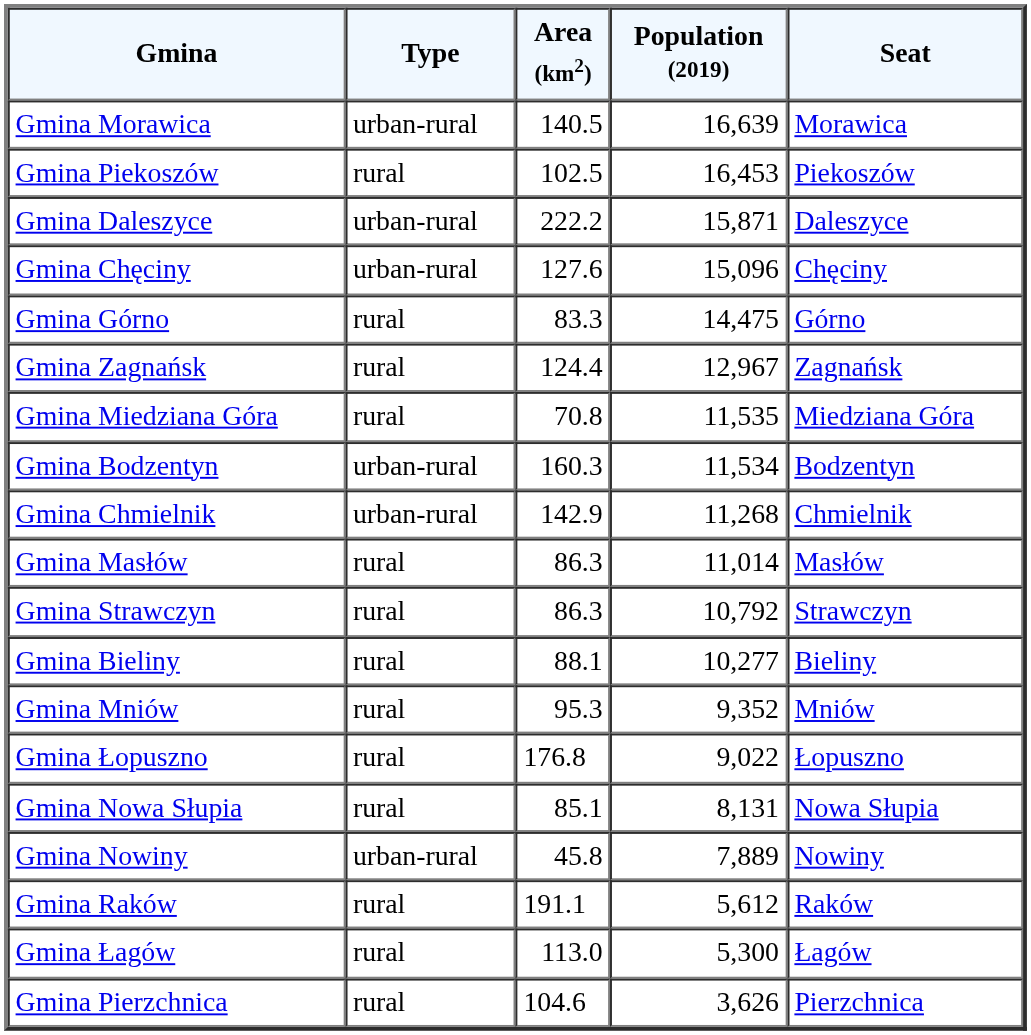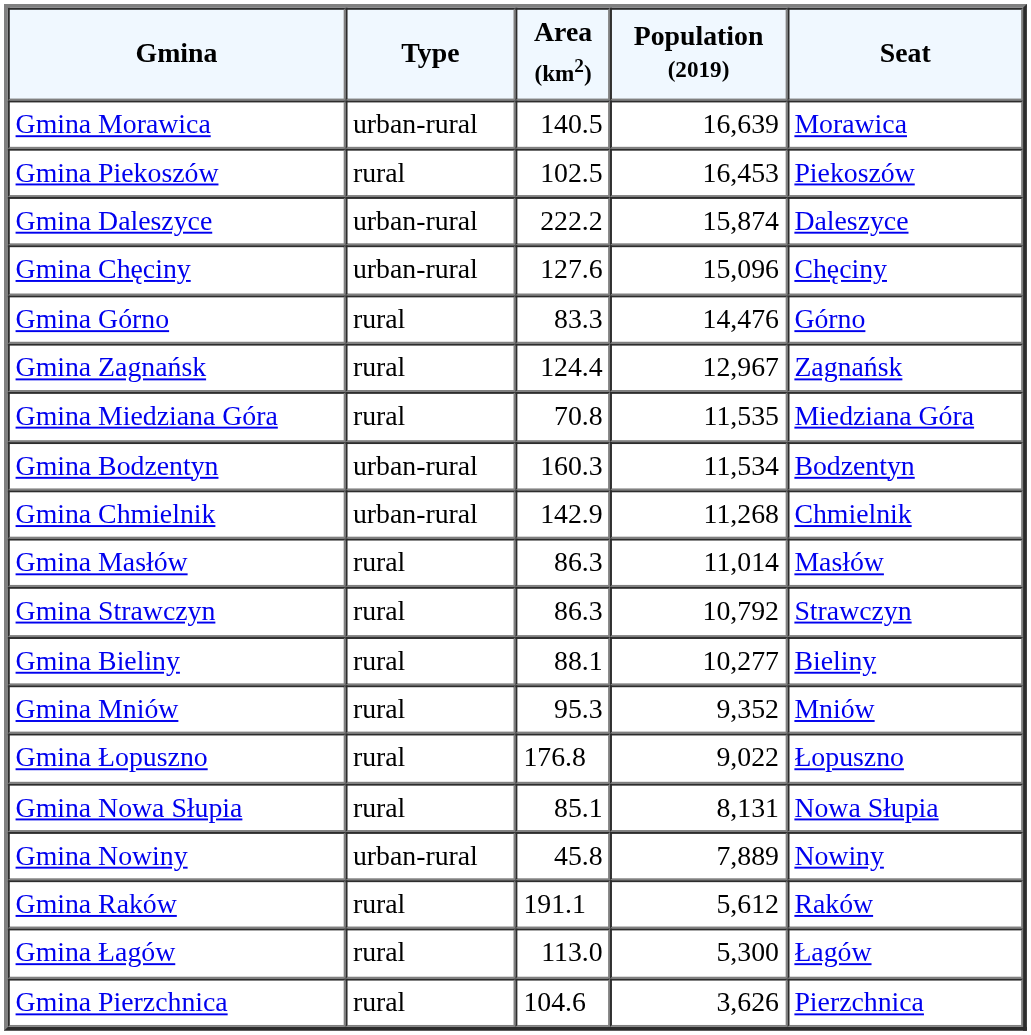(741, 220) 15,871 -> (741, 220) 15,874
(741, 318) 14,475 -> (741, 318) 14,476
